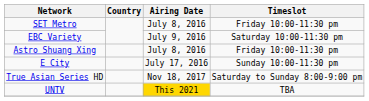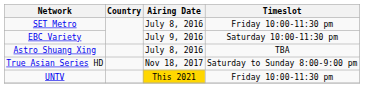(287, 50) Friday 10:00-11:30 pm -> (282, 50) TBA
- row: (55, 63)
(287, 90) TBA -> (282, 77) Friday 10:00-11:30 pm
